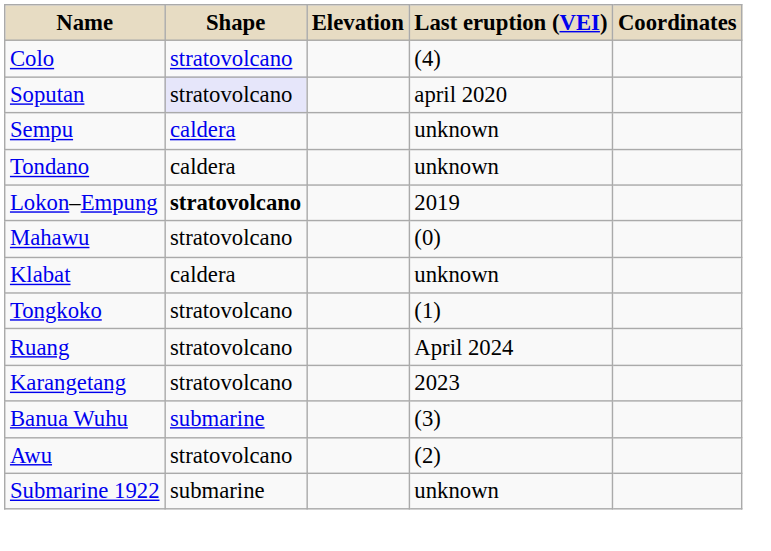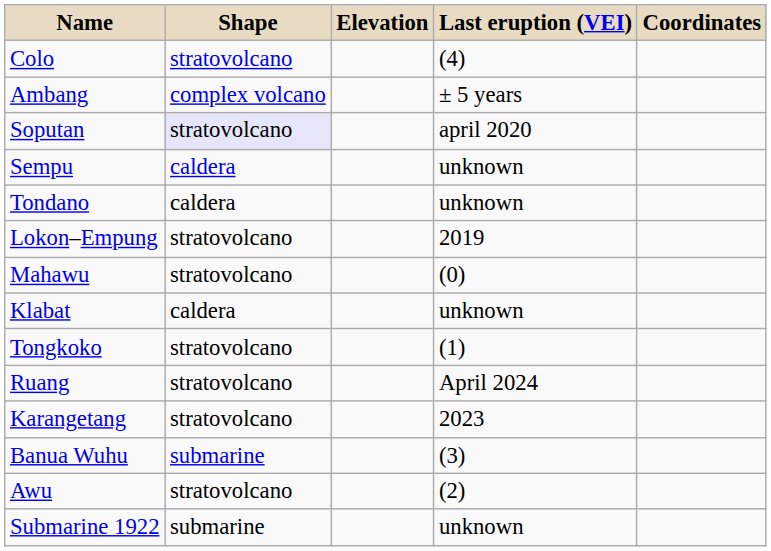+ row: (49, 94)
(236, 202) bold -> (231, 238) normal
